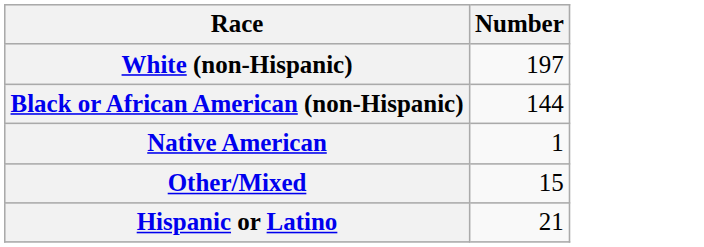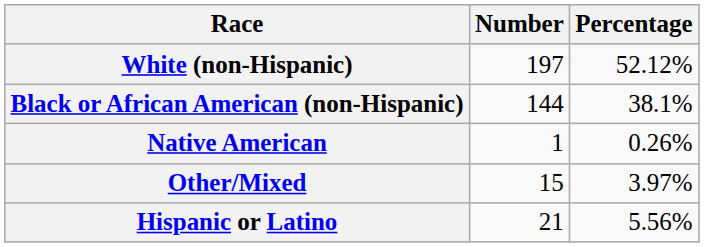+ column: (634, 24)
